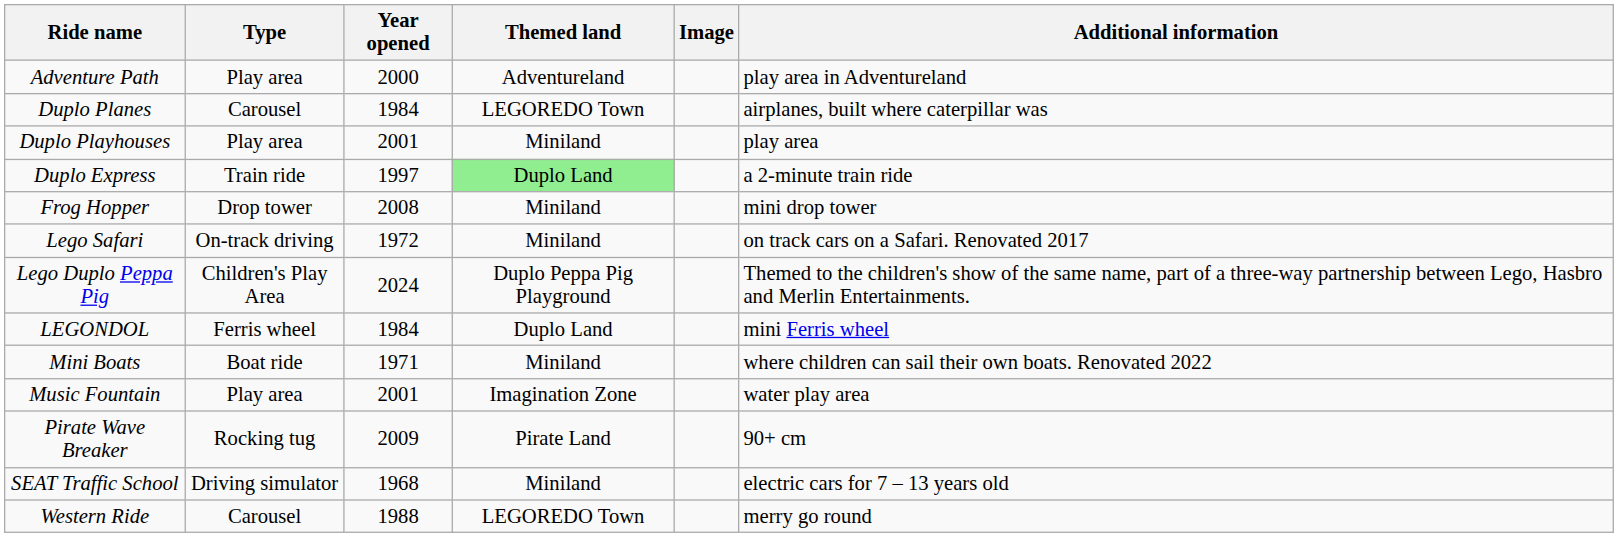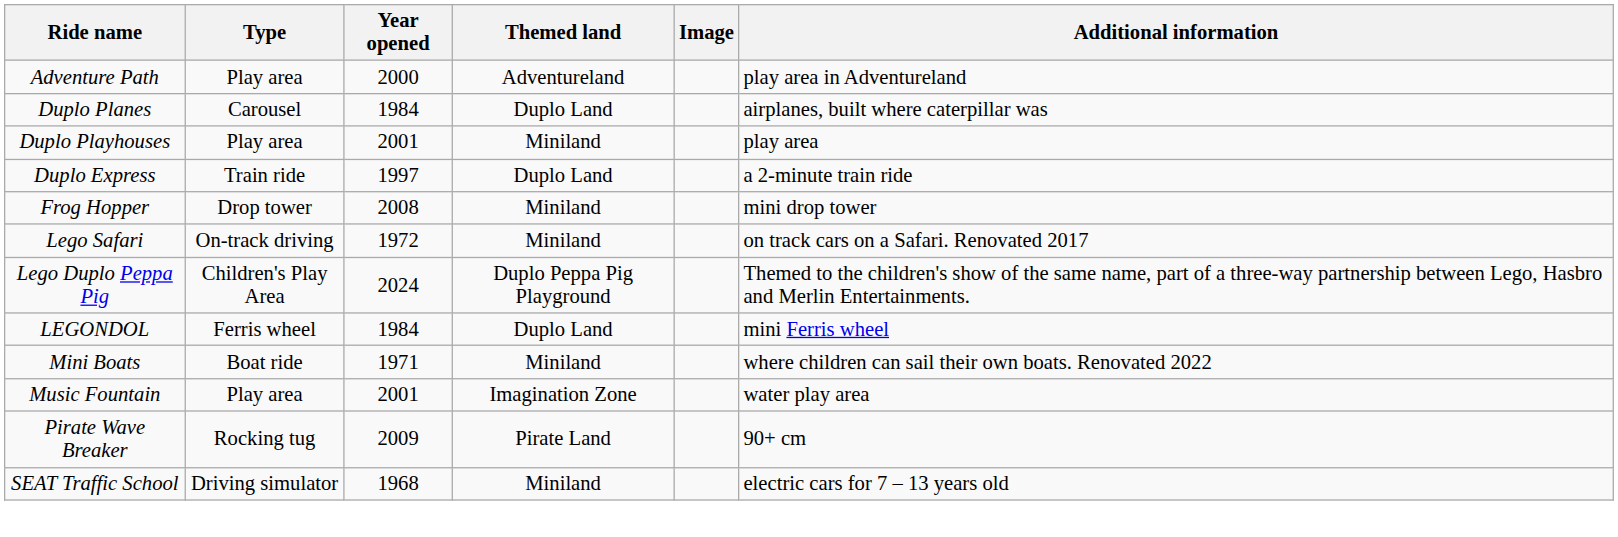(563, 109) LEGOREDO Town -> (563, 109) Duplo Land
(563, 175) lightgreen background -> (563, 175) no background
- row: (95, 516)
